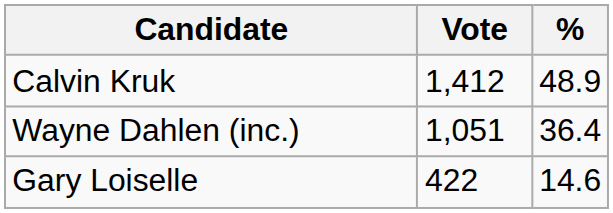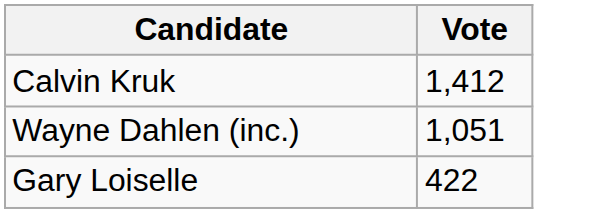- column: (570, 29)
